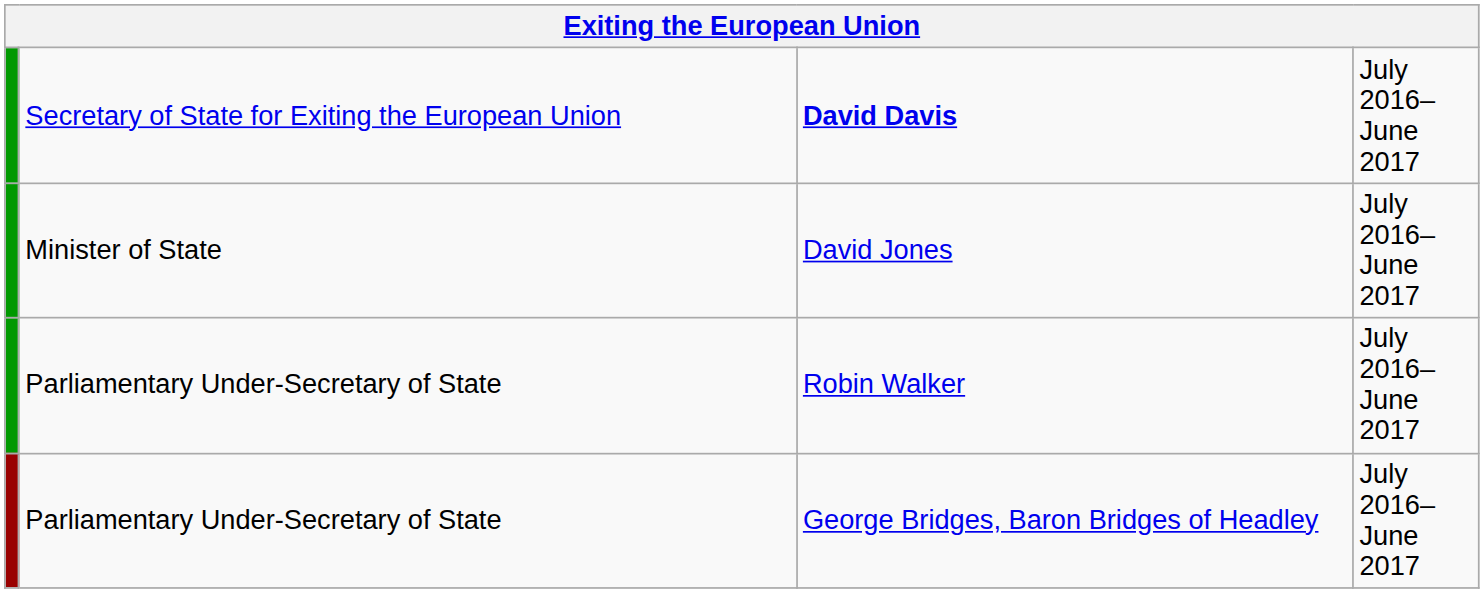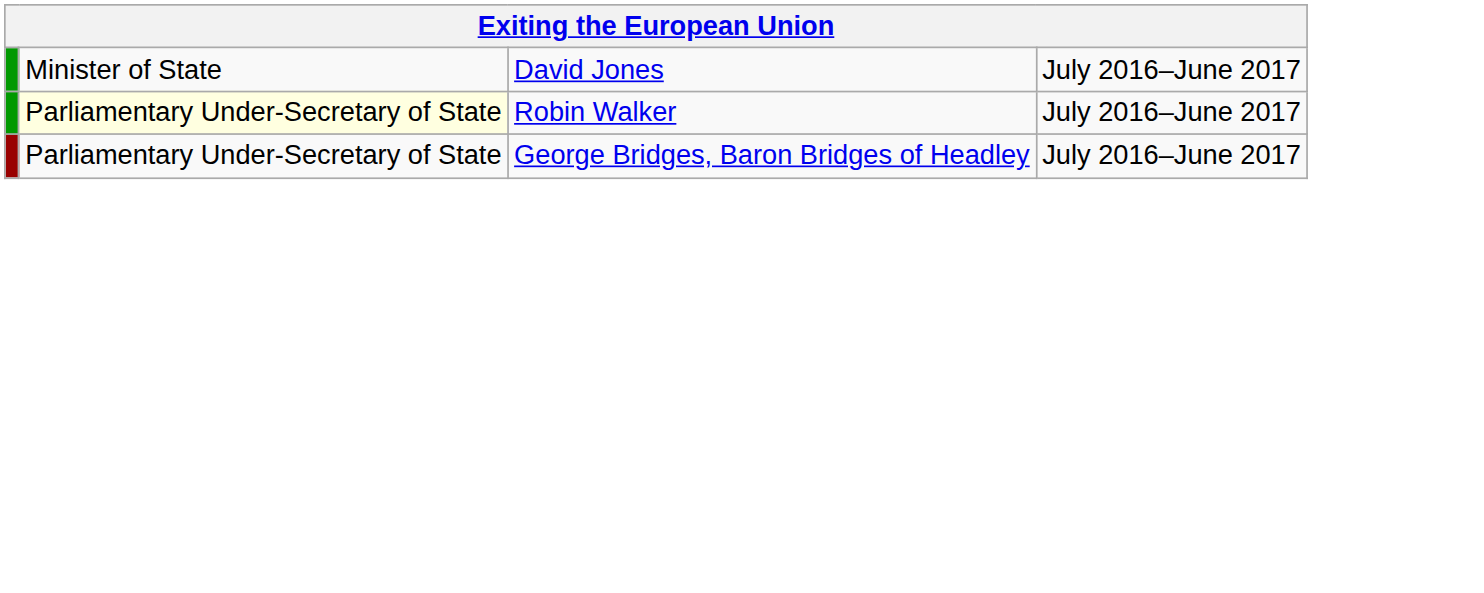- row: (880, 115)
(263, 384) no background -> (263, 112) lightyellow background
